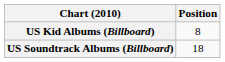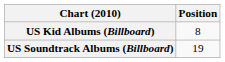(198, 48) 18 -> (198, 48) 19
